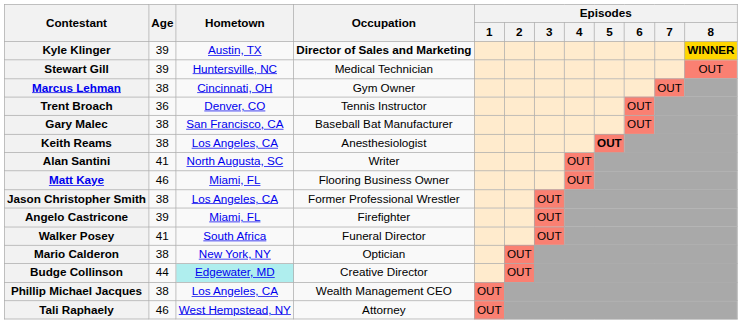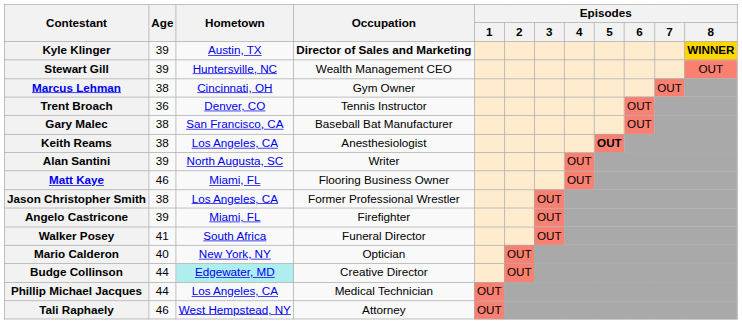(384, 69) Medical Technician -> (384, 69) Wealth Management CEO
(162, 161) 41 -> (162, 161) 39
(162, 254) 38 -> (162, 254) 40
(162, 291) 38 -> (162, 291) 44
(384, 291) Wealth Management CEO -> (384, 291) Medical Technician
